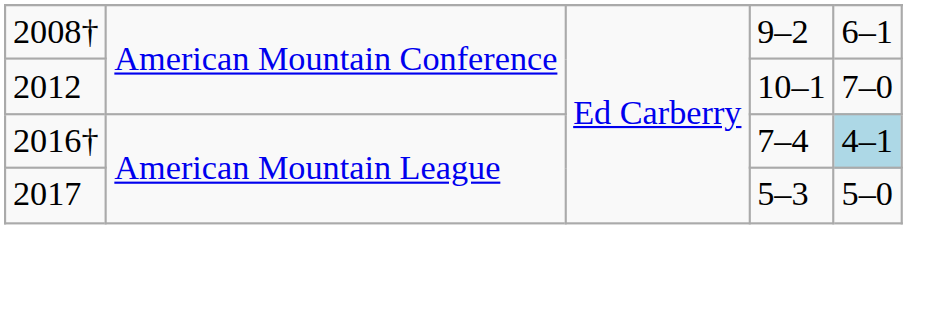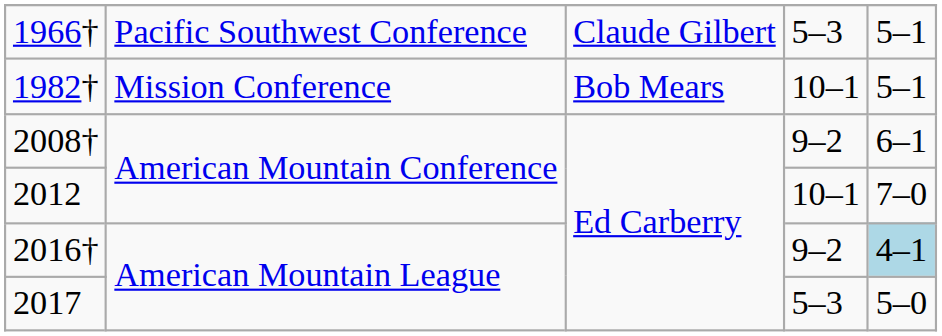+ row: (56, 31)
+ row: (56, 85)
(783, 140) 7–4 -> (817, 248) 9–2
